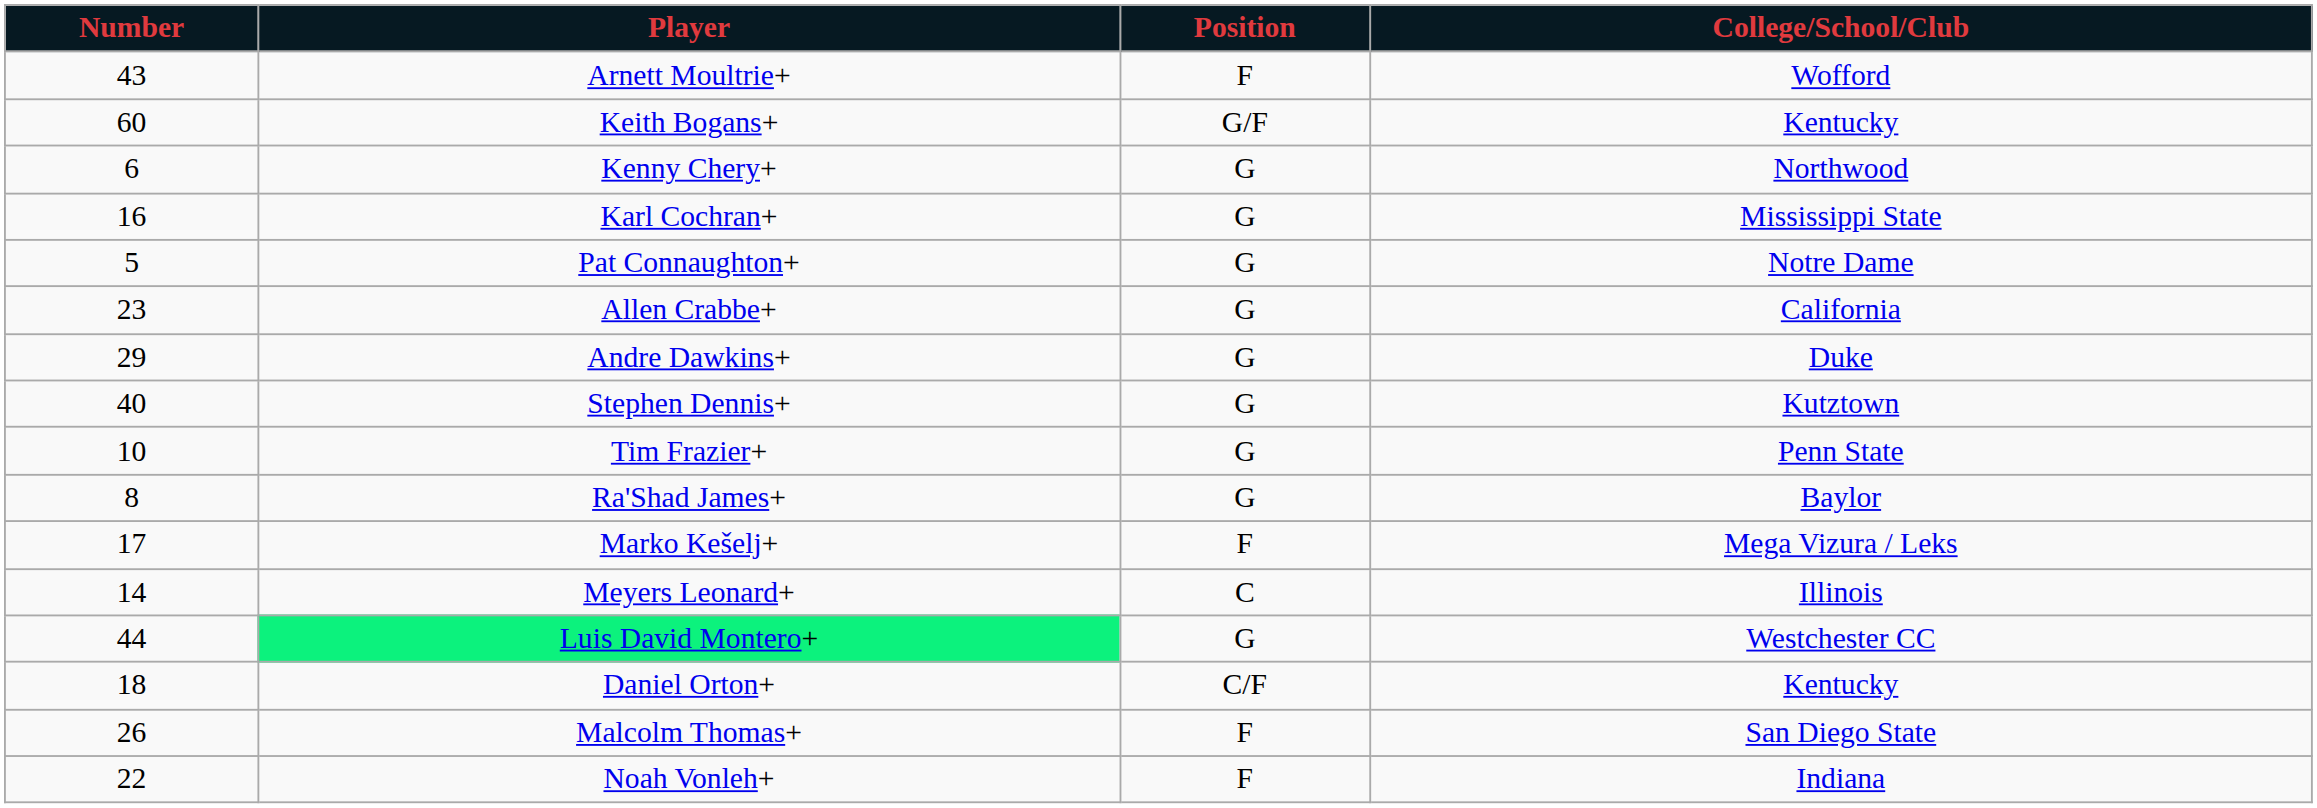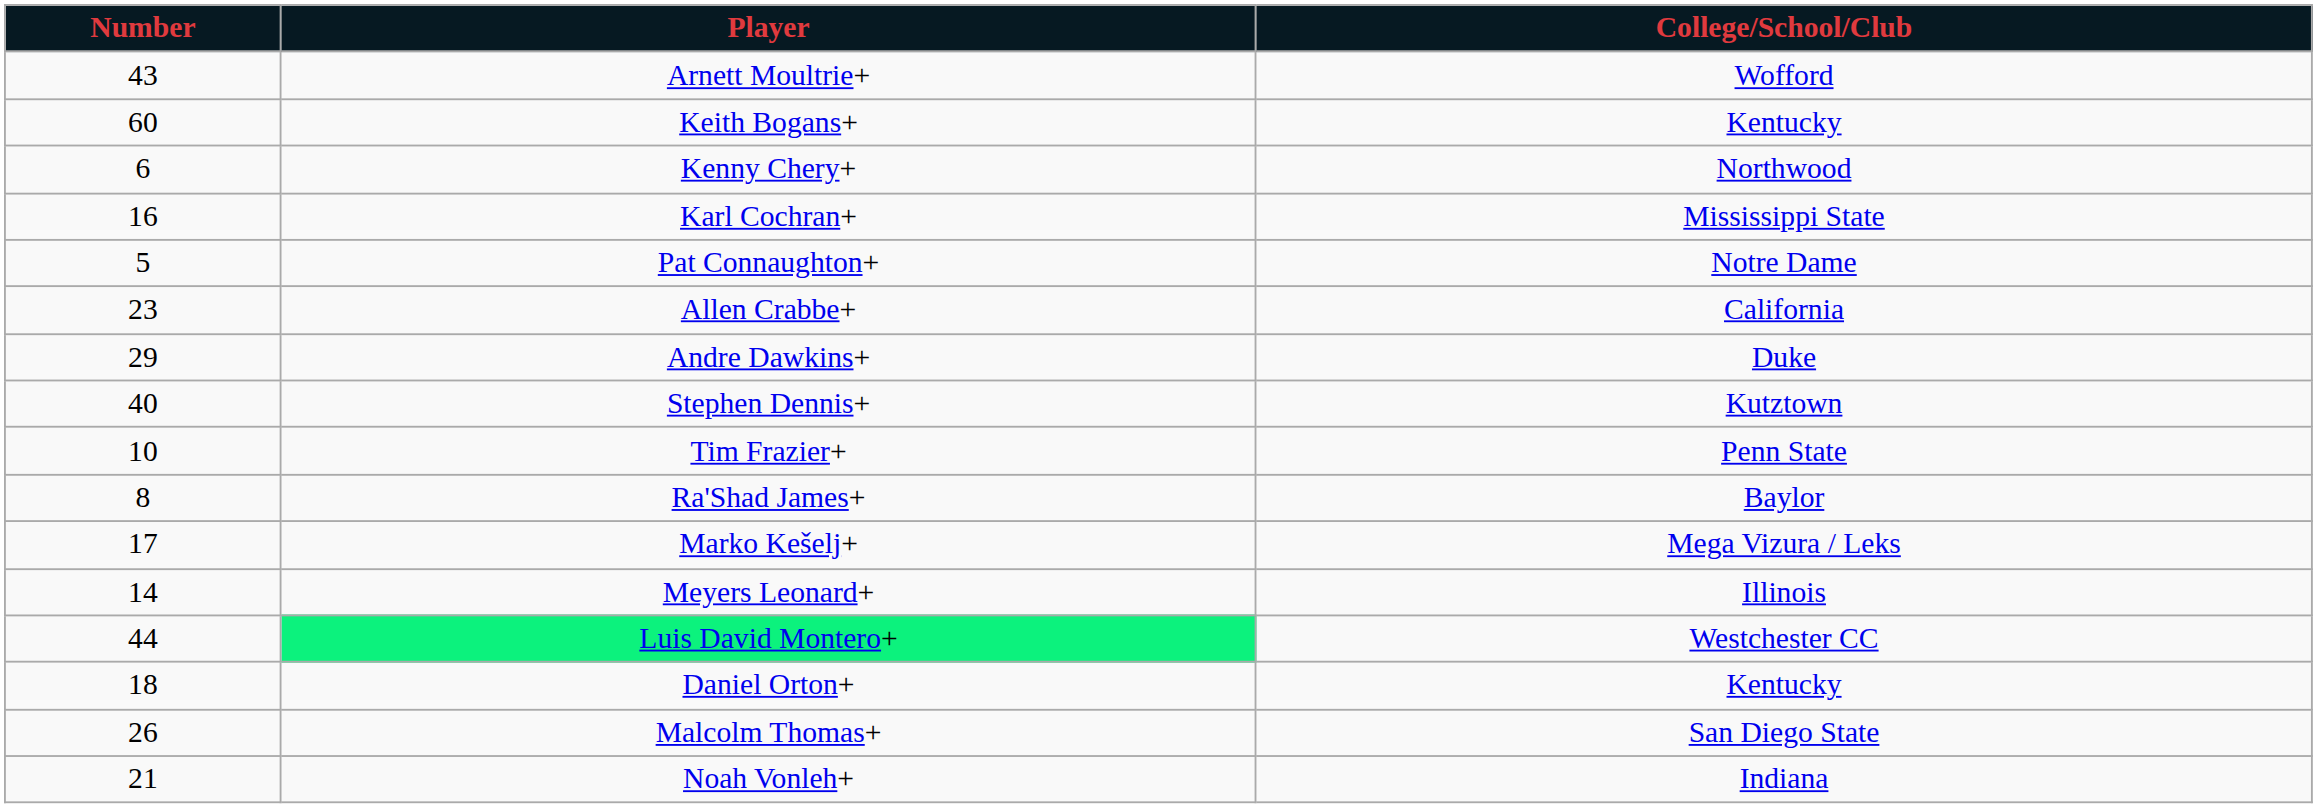- column: (1245, 27)
(132, 779) 22 -> (143, 779) 21
